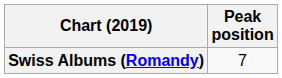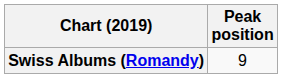(243, 60) 7 -> (243, 60) 9
